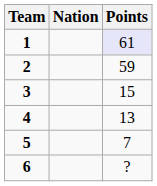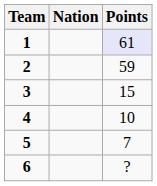(127, 117) 13 -> (127, 117) 10
